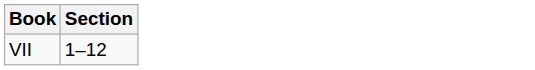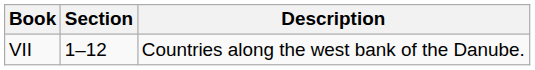+ column: (333, 19)
